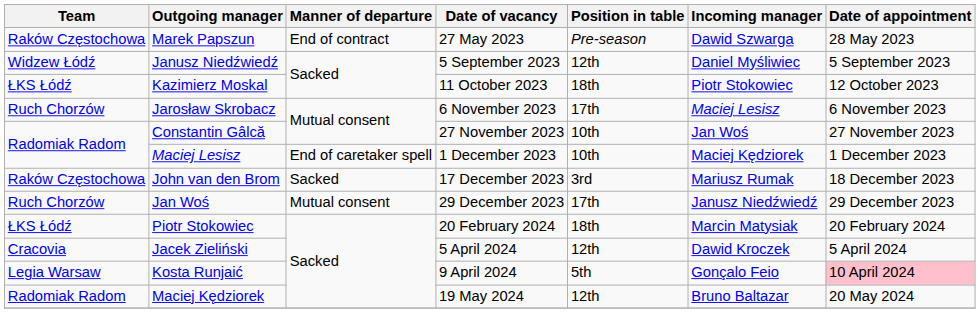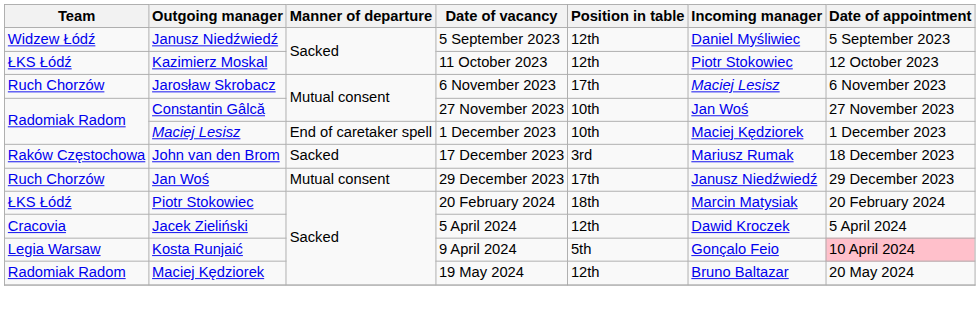- row: (203, 39)
(585, 86) 18th -> (585, 62) 12th
